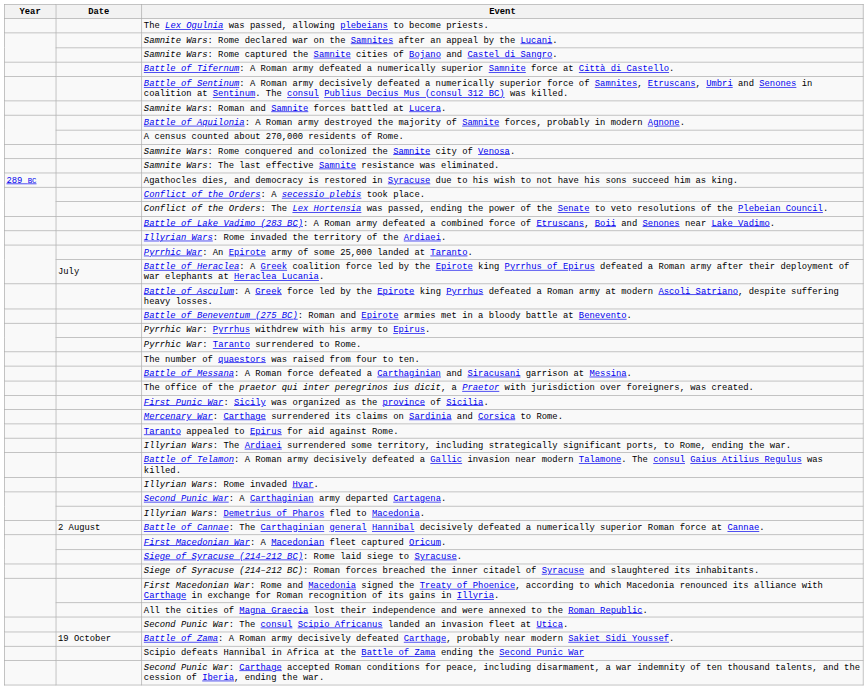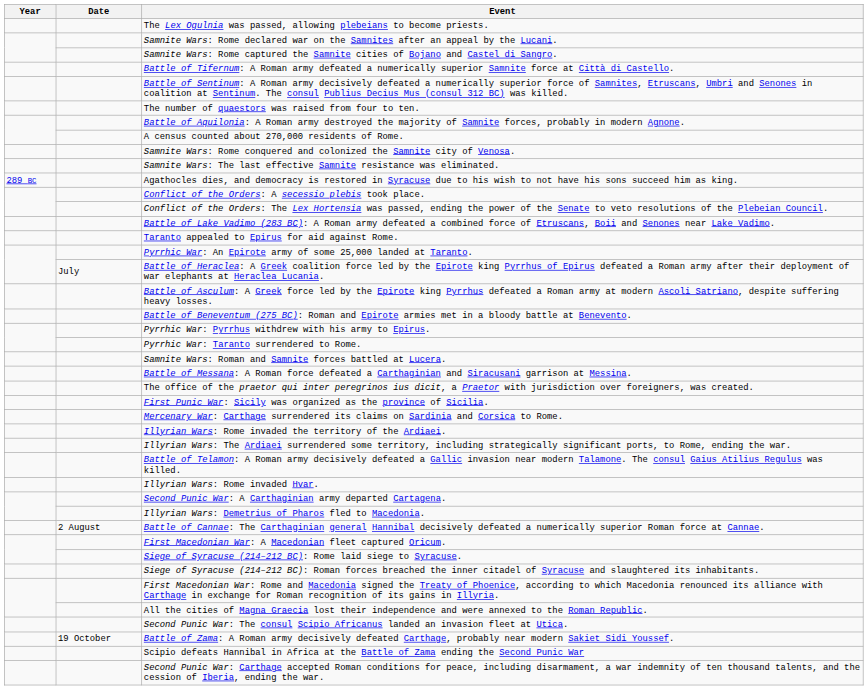rows swapped: (295, 108) <-> (282, 359)
rows swapped: (271, 431) <-> (295, 238)
